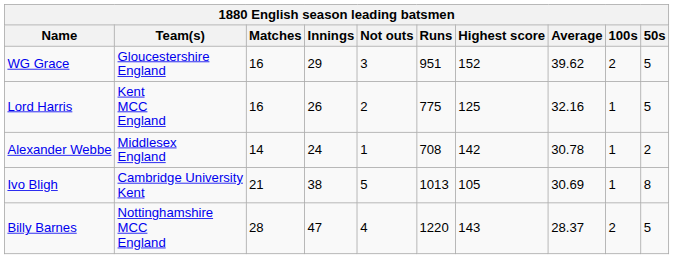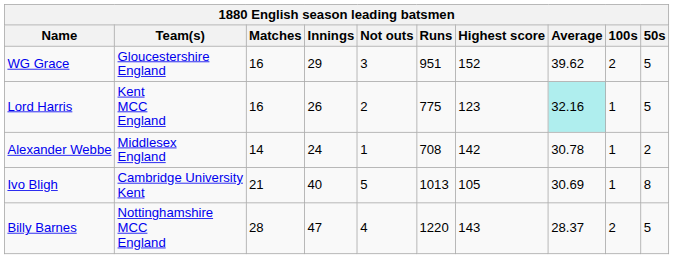(469, 106) 125 -> (469, 106) 123
(568, 106) no background -> (568, 106) paleturquoise background
(315, 185) 38 -> (315, 185) 40
